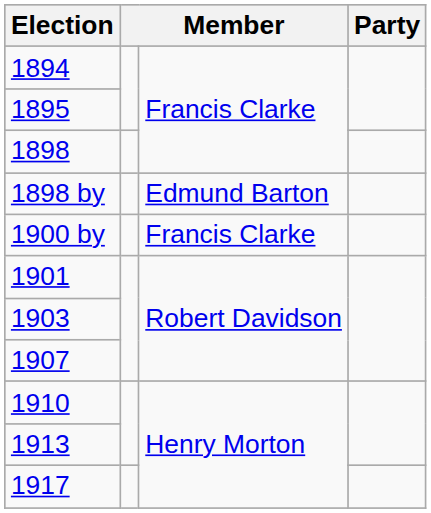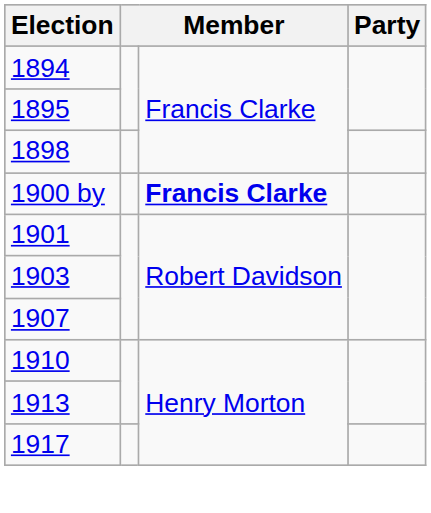- row: (58, 192)
(230, 234) normal -> (236, 192) bold
